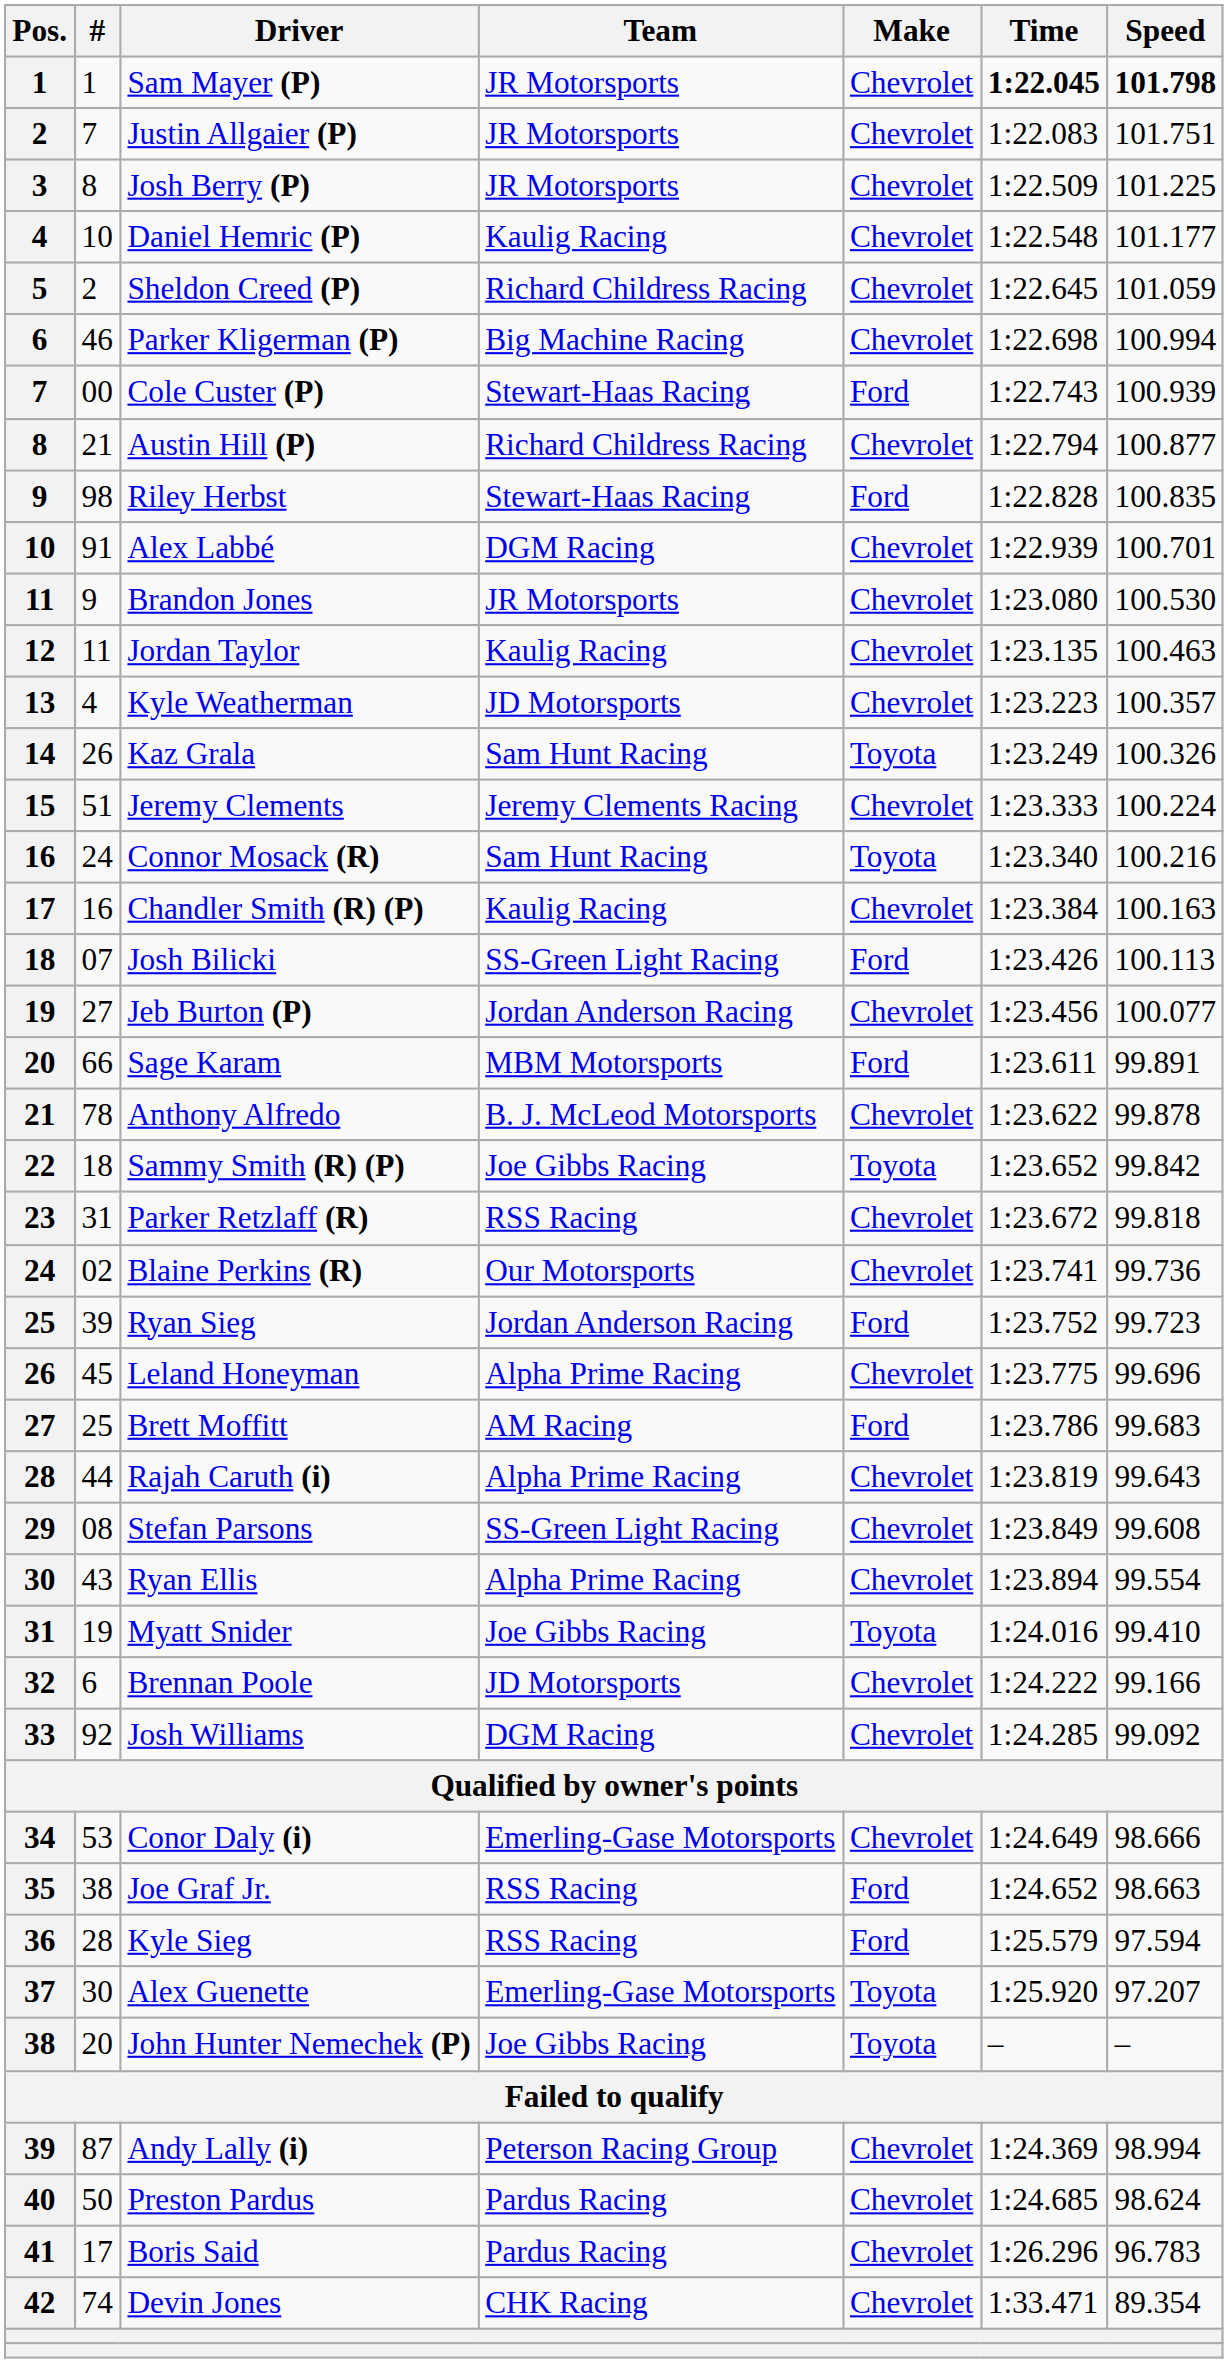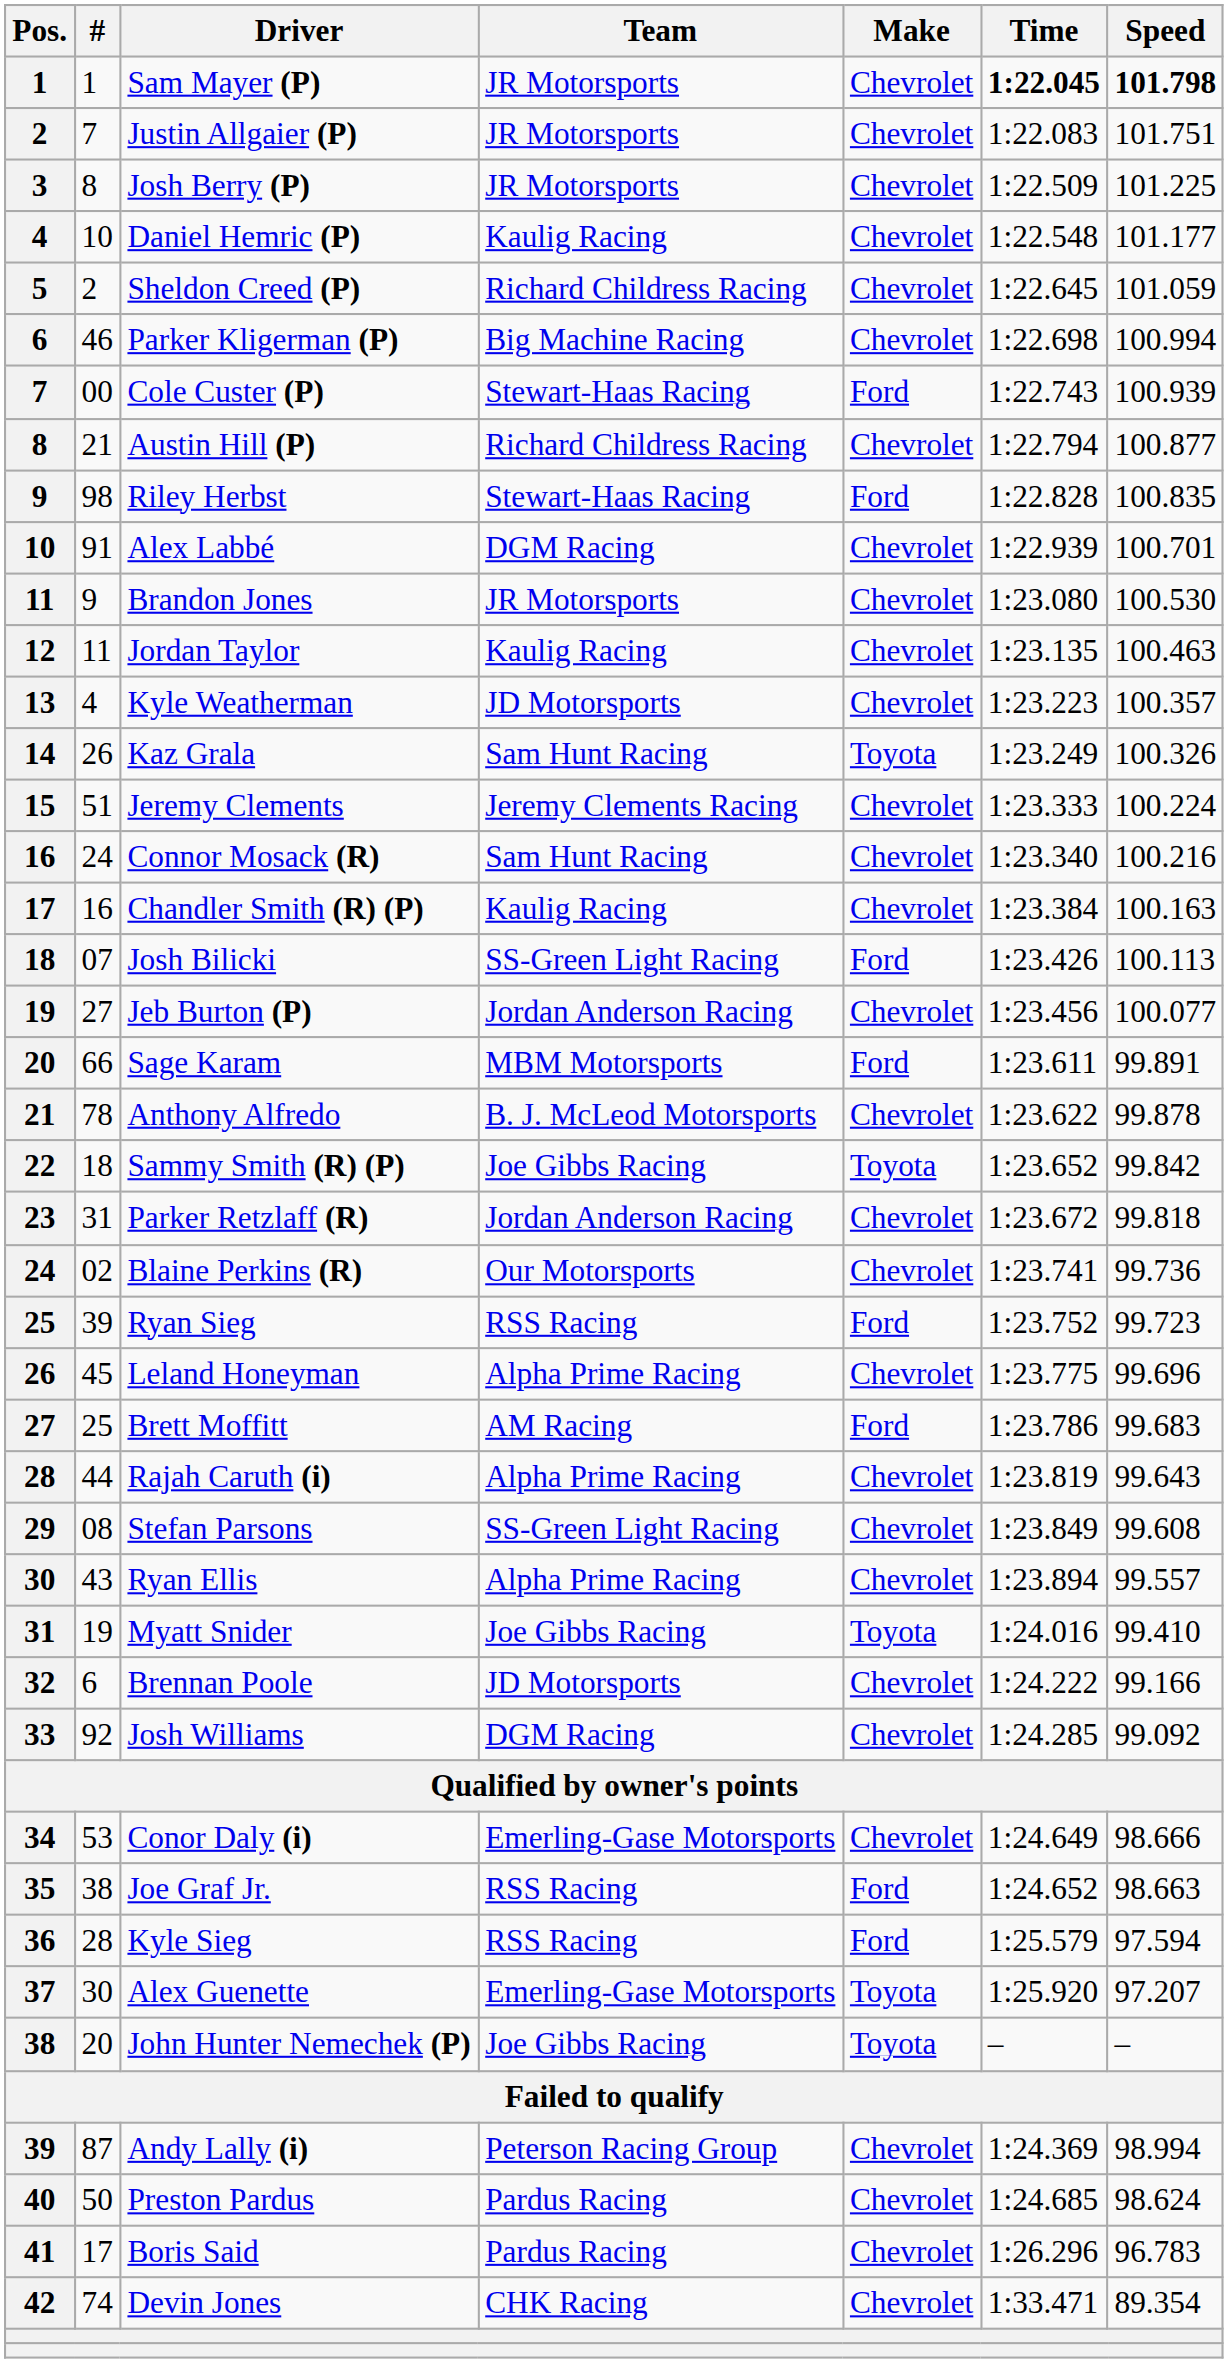(893, 856) Toyota -> (912, 856) Chevrolet
(561, 1217) RSS Racing -> (639, 1217) Jordan Anderson Racing
(639, 1321) Jordan Anderson Racing -> (561, 1321) RSS Racing
(1158, 1579) 99.554 -> (1158, 1579) 99.557
